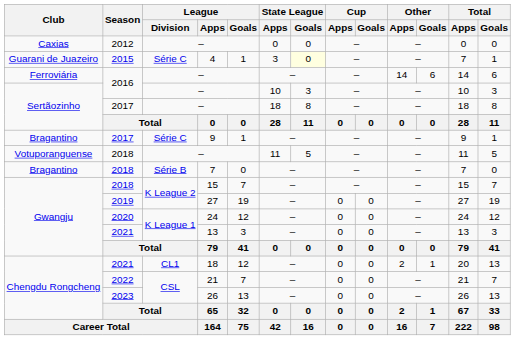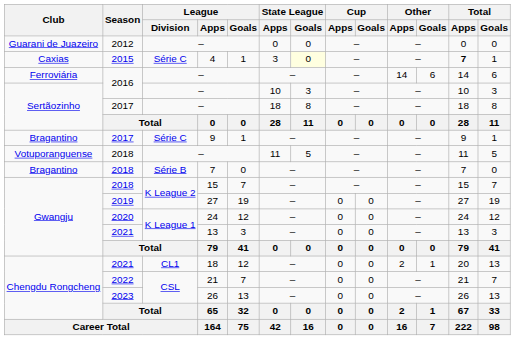(53, 43) Caxias -> (53, 43) Guarani de Juazeiro
(53, 59) Guarani de Juazeiro -> (53, 59) Caxias
(463, 59) normal -> (463, 59) bold
